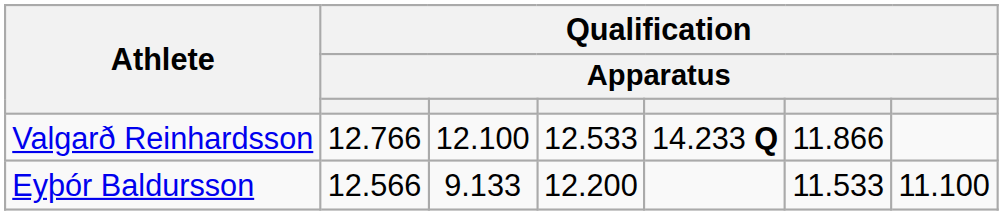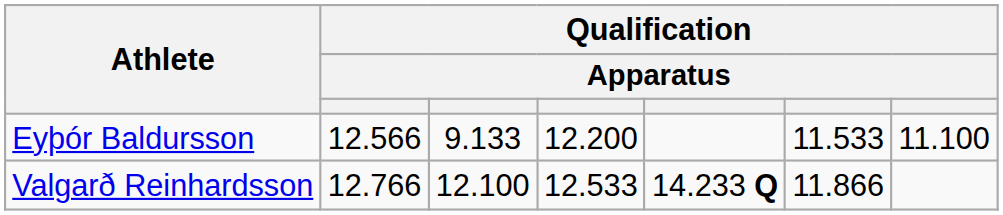rows swapped: (133, 186) <-> (163, 138)
